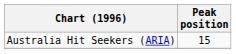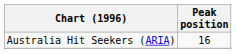(204, 40) 15 -> (204, 40) 16
